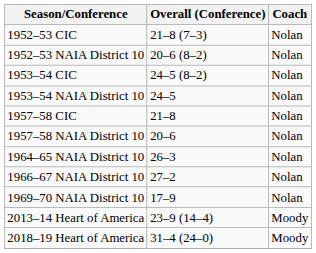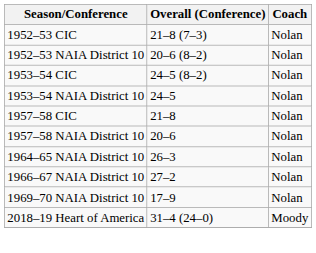- row: (76, 217)
